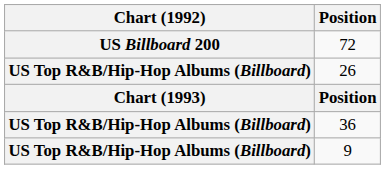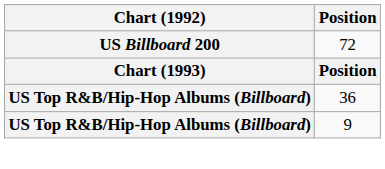- row: (348, 71)
